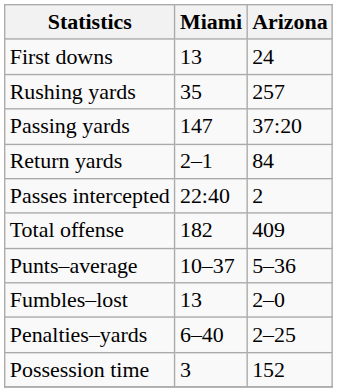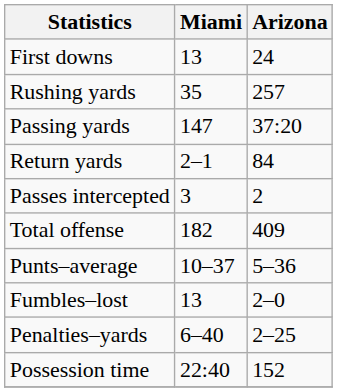(205, 195) 22:40 -> (185, 195) 3
(185, 369) 3 -> (205, 369) 22:40
